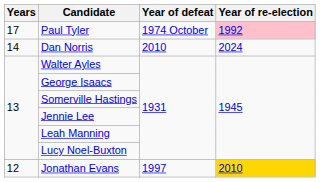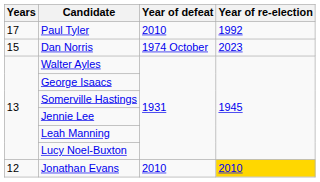(175, 30) 1974 October -> (154, 30) 2010
(231, 30) pink background -> (231, 30) no background
(13, 47) 14 -> (13, 47) 15
(154, 47) 2010 -> (175, 47) 1974 October
(231, 47) 2024 -> (231, 47) 2023
(154, 168) 1997 -> (154, 168) 2010
